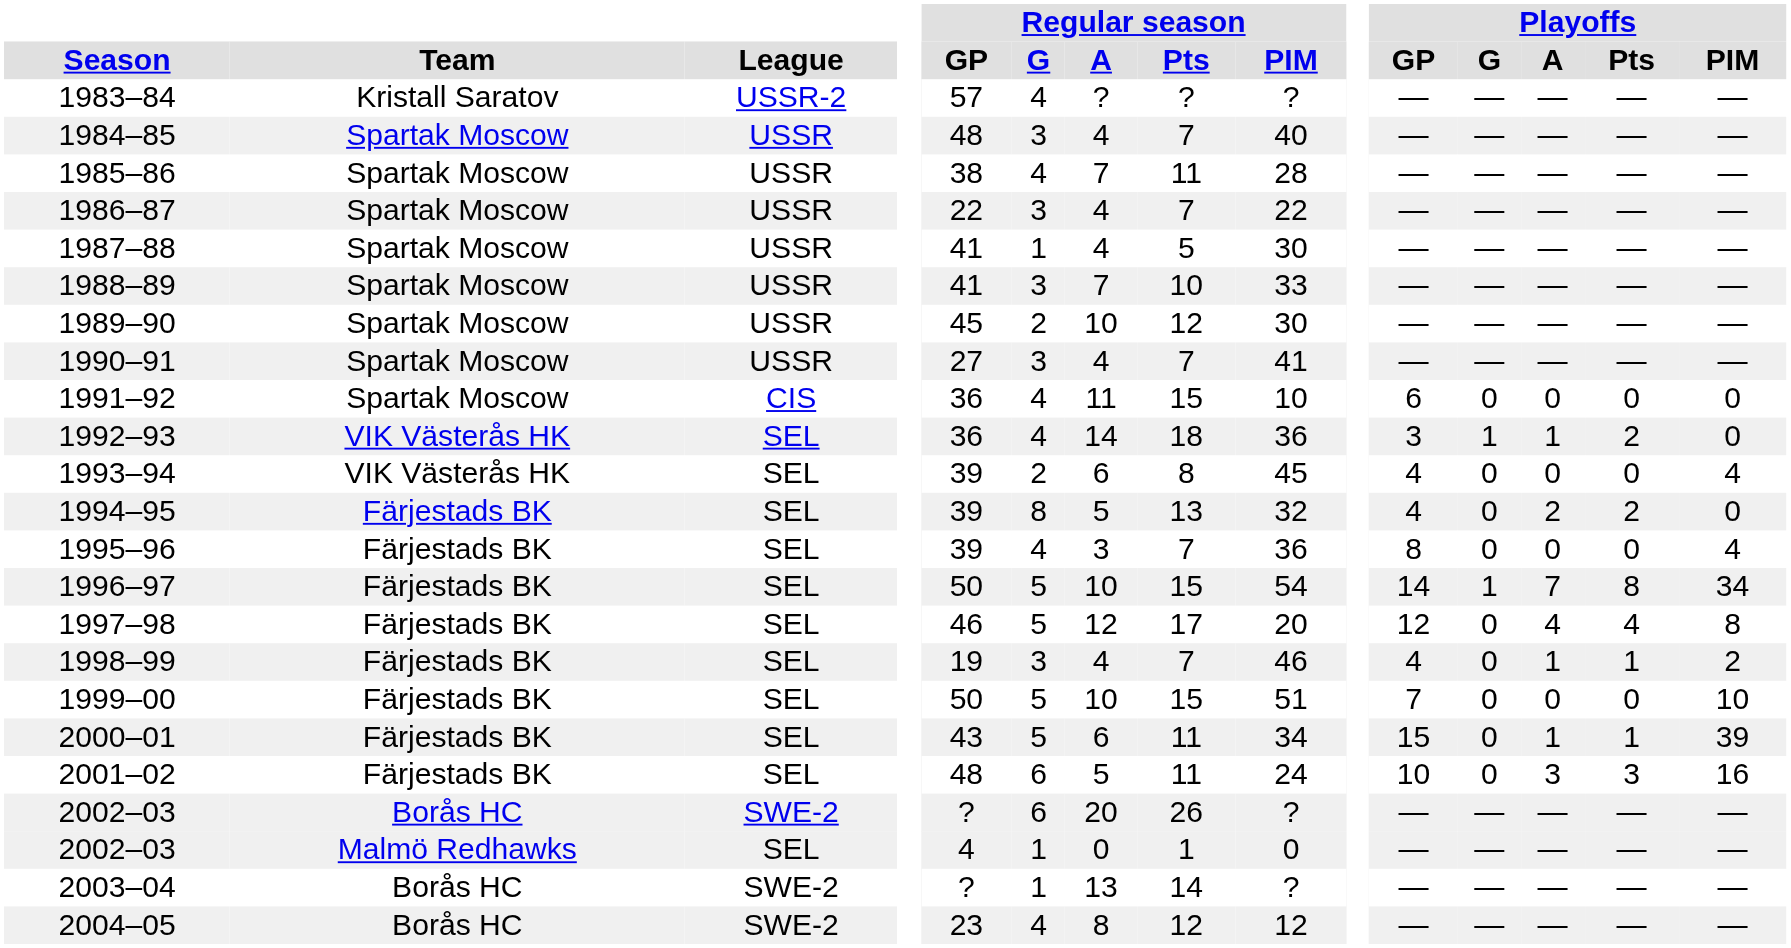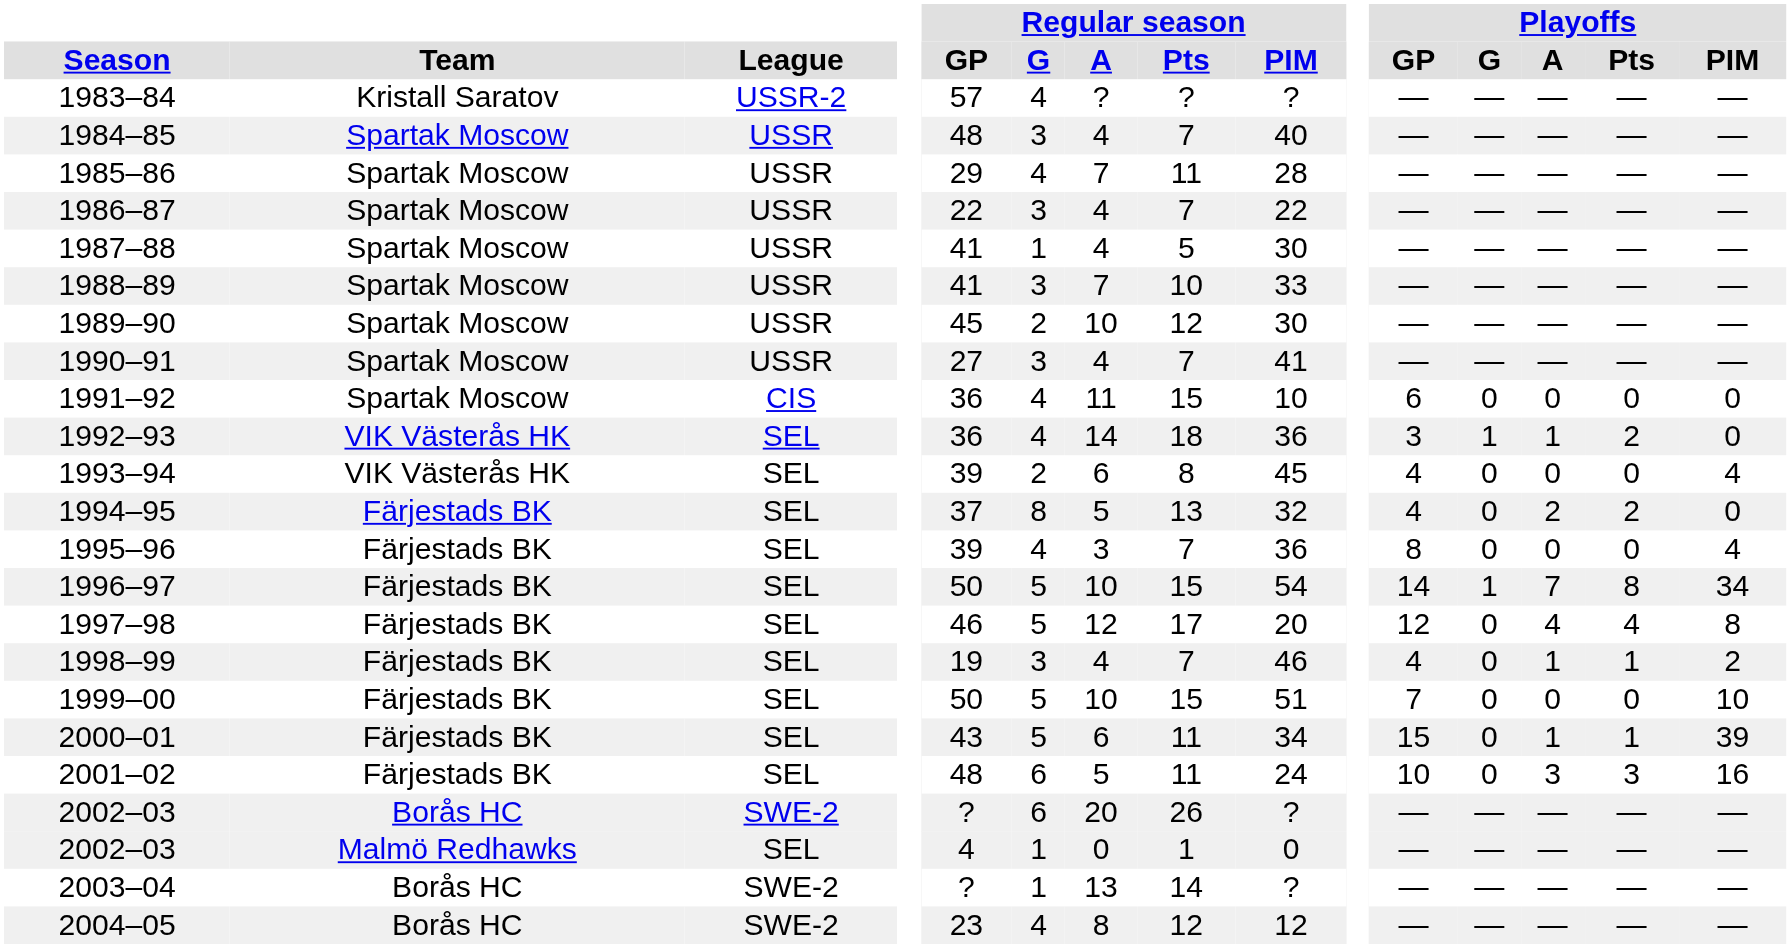(966, 172) 38 -> (966, 172) 29
(966, 511) 39 -> (966, 511) 37
